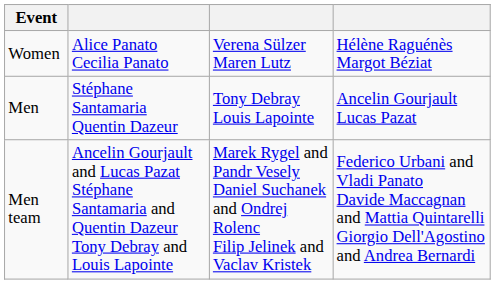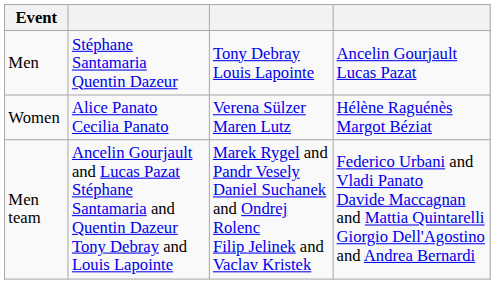rows swapped: (34, 53) <-> (24, 107)
